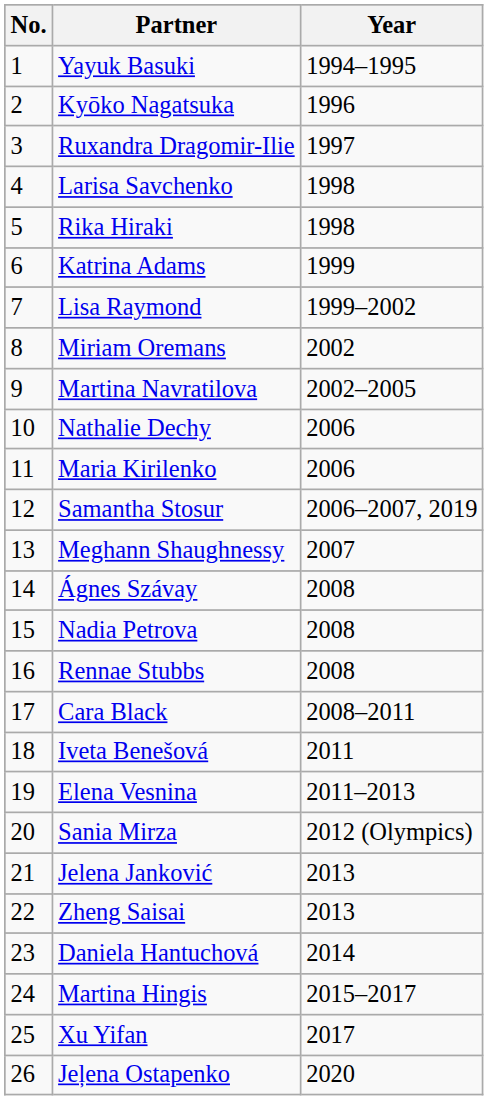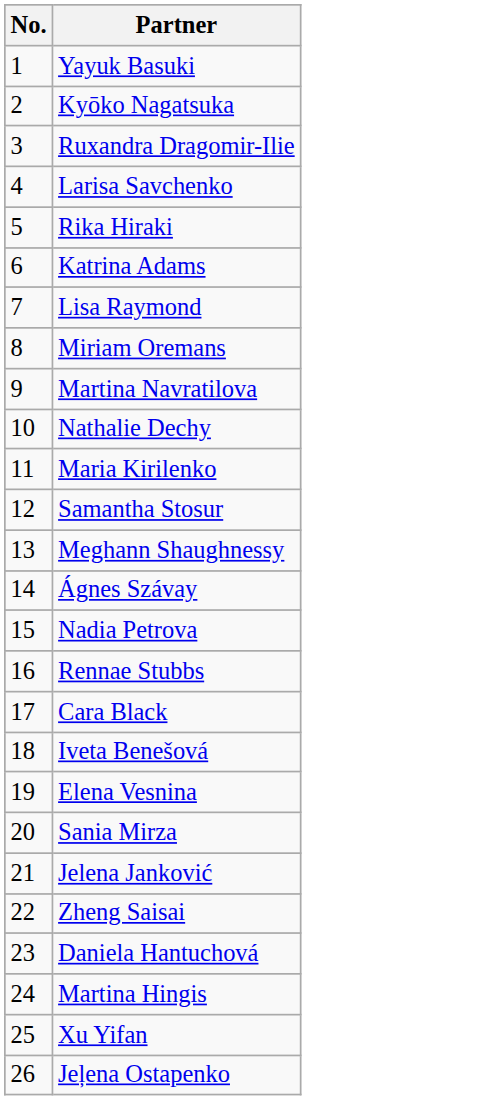- column: (392, 25)
